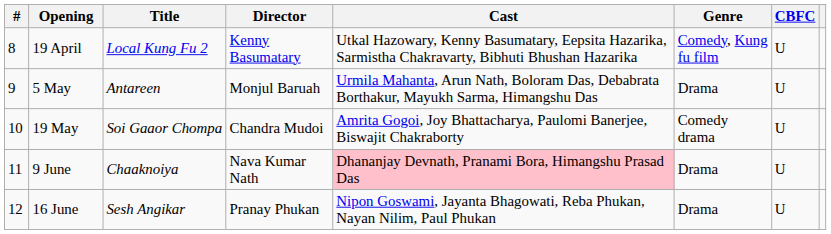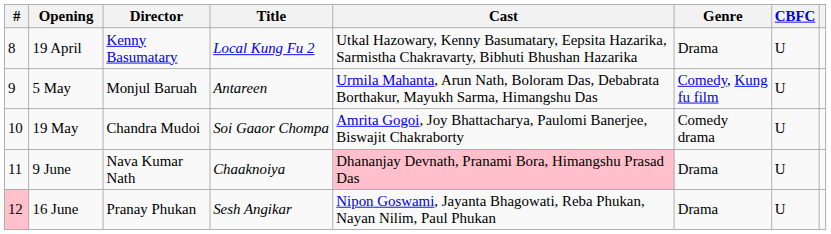columns swapped: (165, 16) <-> (280, 16)
(723, 48) Comedy, Kung fu film -> (698, 48) Drama
(698, 88) Drama -> (723, 88) Comedy, Kung fu film
(15, 209) no background -> (15, 209) pink background
